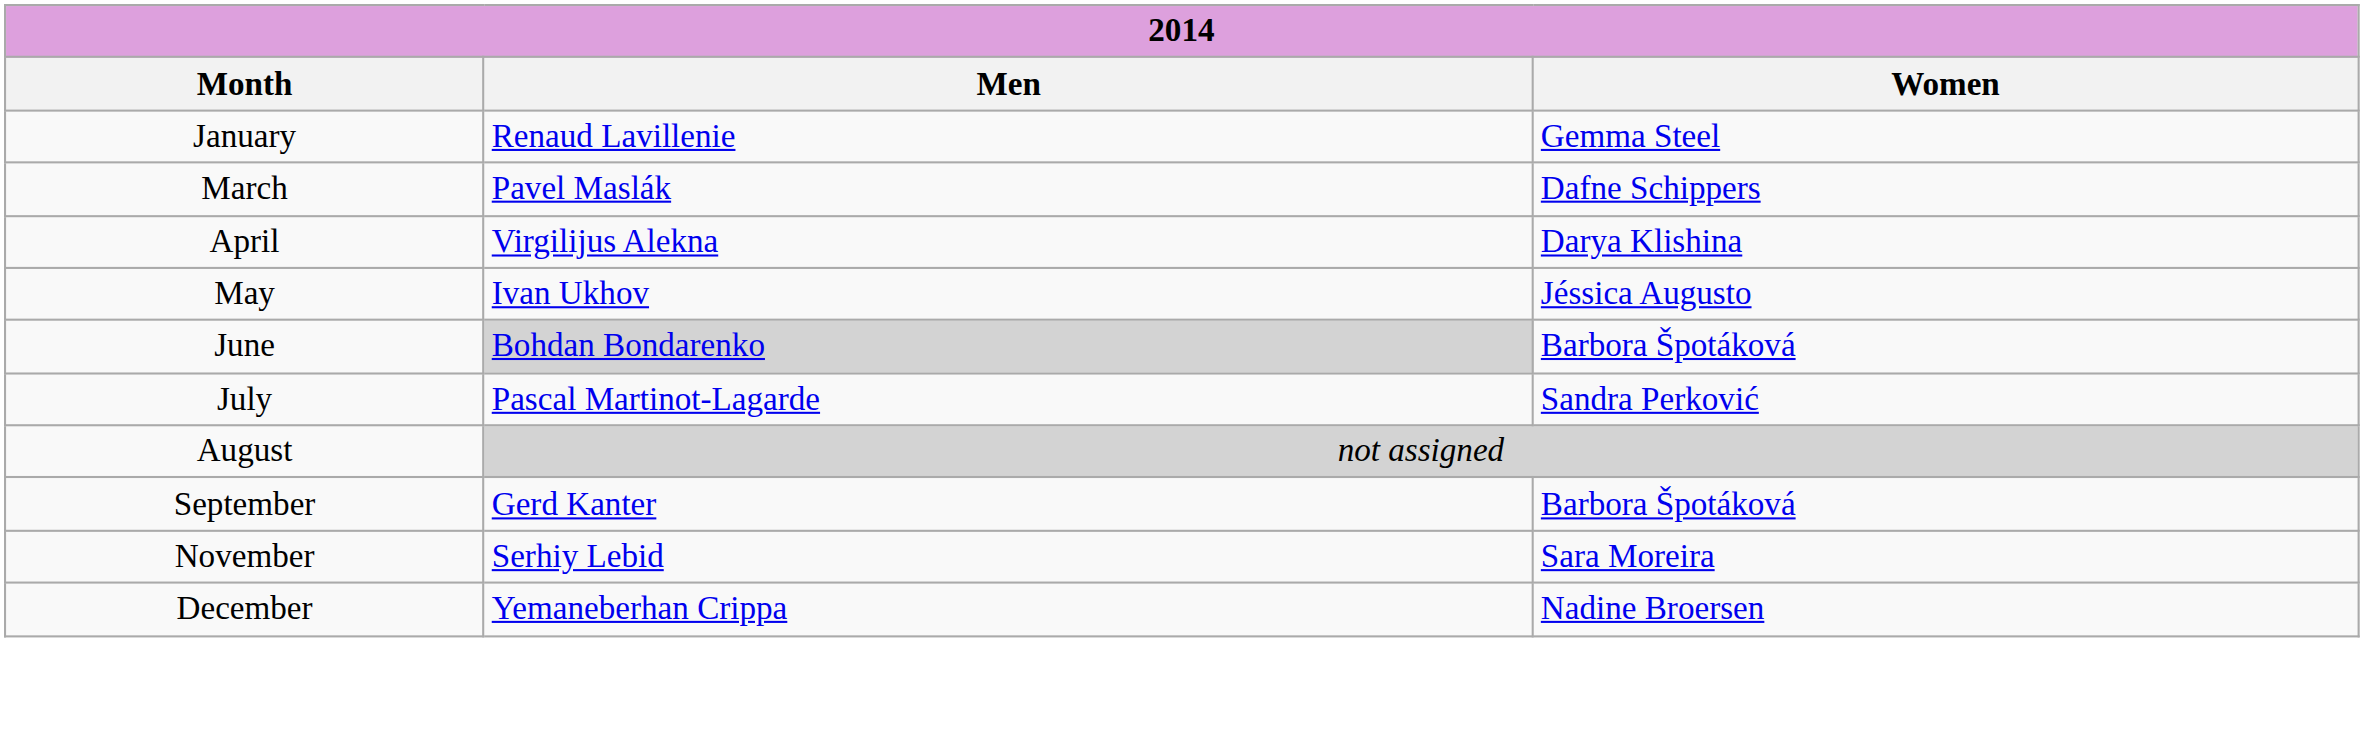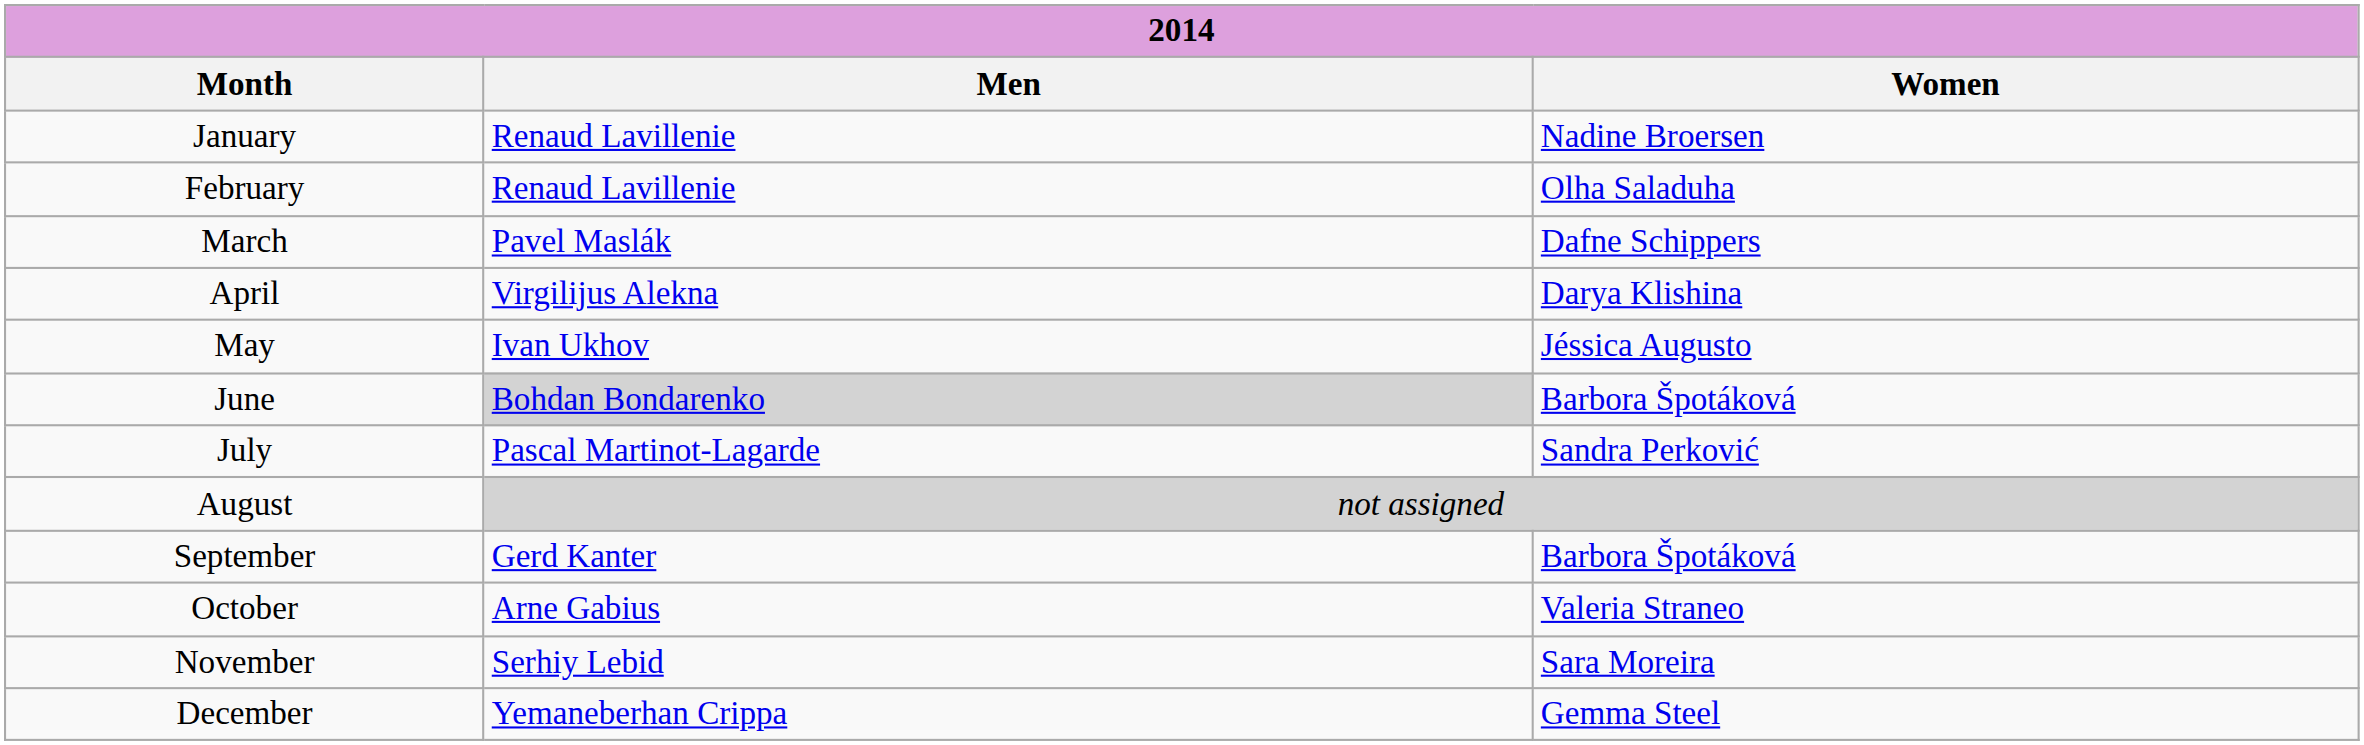(1631, 135) Gemma Steel -> (1653, 135) Nadine Broersen
+ row: (245, 188)
+ row: (245, 608)
(1653, 608) Nadine Broersen -> (1631, 713) Gemma Steel
